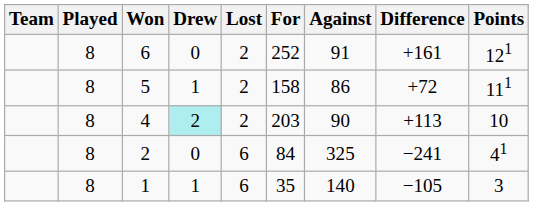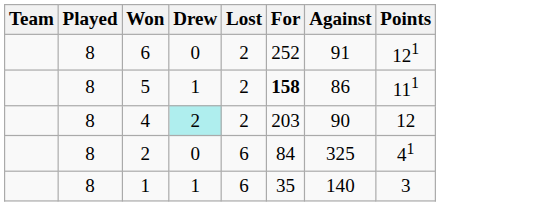- column: (422, 19)
(286, 87) normal -> (286, 87) bold
(499, 120) 10 -> (406, 120) 12
